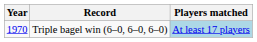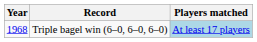(17, 29) 1970 -> (17, 29) 1968
